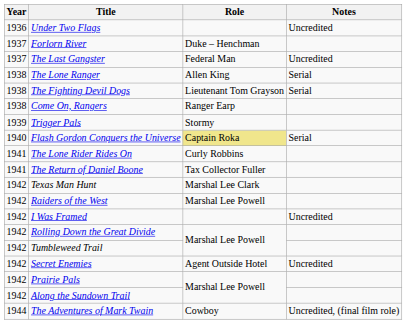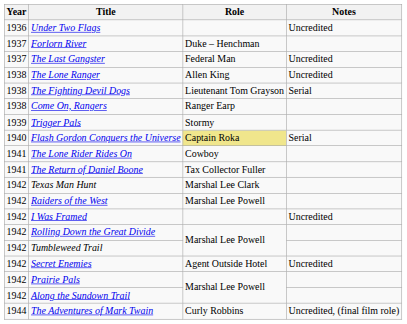(300, 75) Serial -> (311, 75) Uncredited
(214, 153) Curly Robbins -> (202, 153) Cowboy
(202, 311) Cowboy -> (214, 311) Curly Robbins
